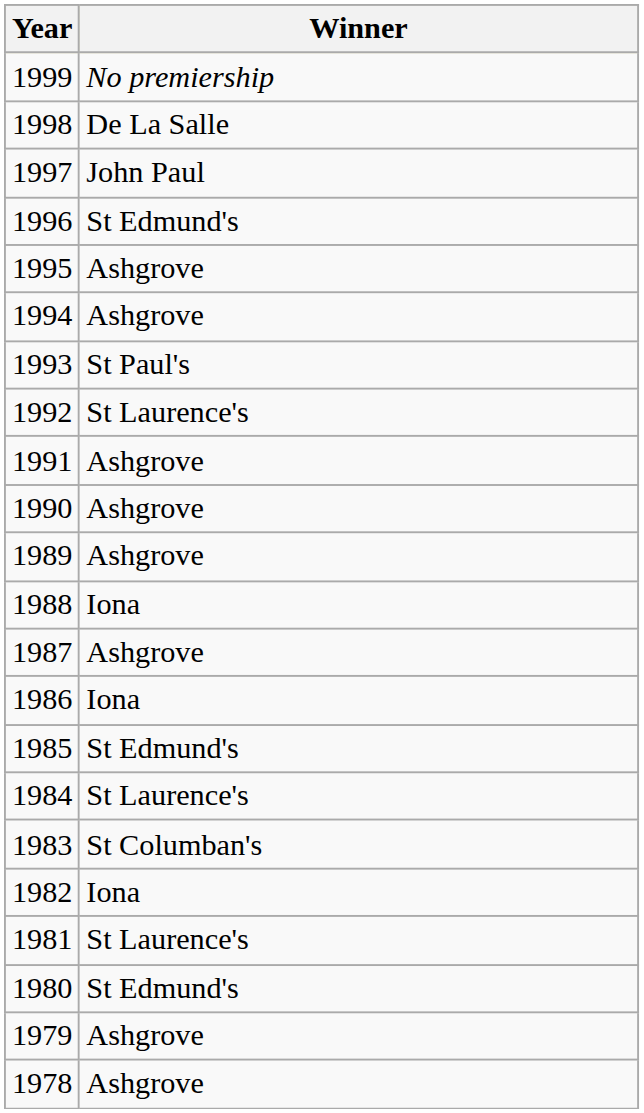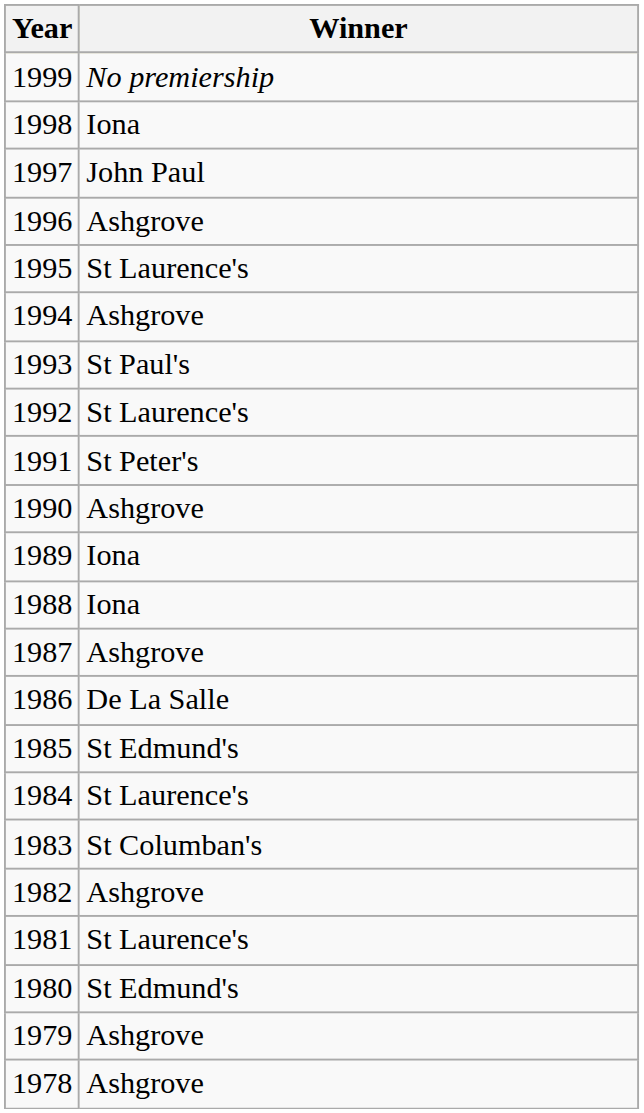(158, 124) De La Salle -> (113, 124) Iona
(163, 220) St Edmund's -> (145, 220) Ashgrove
(145, 268) Ashgrove -> (168, 268) St Laurence's
(145, 460) Ashgrove -> (142, 460) St Peter's
(145, 556) Ashgrove -> (113, 556) Iona
(113, 699) Iona -> (158, 699) De La Salle
(113, 891) Iona -> (145, 891) Ashgrove
